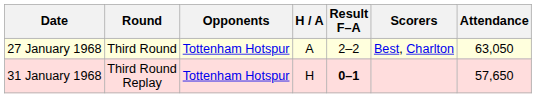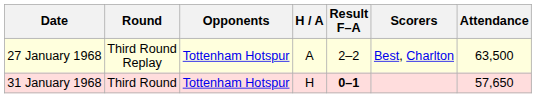(142, 48) Third Round -> (142, 55) Third Round Replay
(494, 48) 63,050 -> (494, 55) 63,500
(142, 75) Third Round Replay -> (142, 83) Third Round
